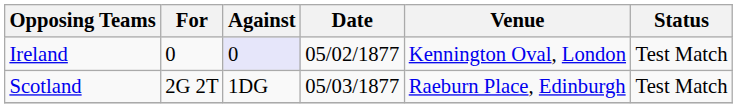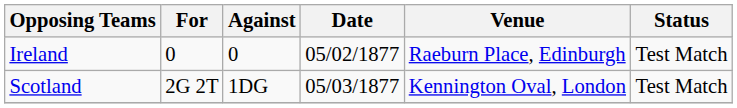(233, 53) lavender background -> (233, 53) no background
(517, 53) Kennington Oval, London -> (517, 53) Raeburn Place, Edinburgh
(517, 86) Raeburn Place, Edinburgh -> (517, 86) Kennington Oval, London
